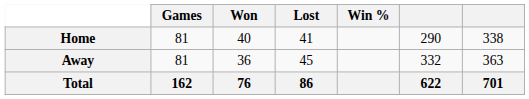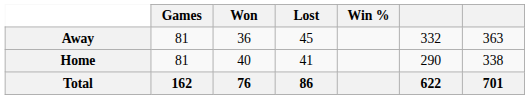rows swapped: (78, 38) <-> (78, 60)
